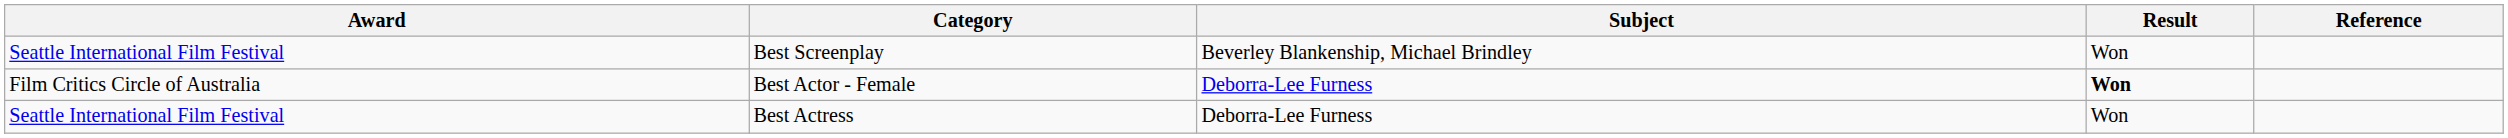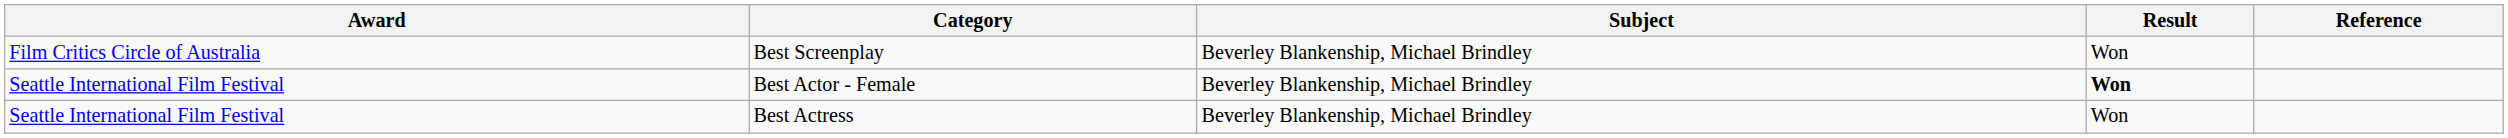(147, 52) Seattle International Film Festival -> (135, 52) Film Critics Circle of Australia
(135, 84) Film Critics Circle of Australia -> (147, 84) Seattle International Film Festival
(1287, 84) Deborra-Lee Furness -> (1367, 84) Beverley Blankenship, Michael Brindley
(1287, 116) Deborra-Lee Furness -> (1367, 116) Beverley Blankenship, Michael Brindley
